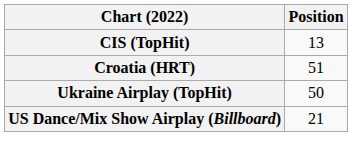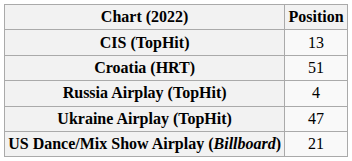+ row: (145, 93)
(316, 93) 50 -> (316, 118) 47
